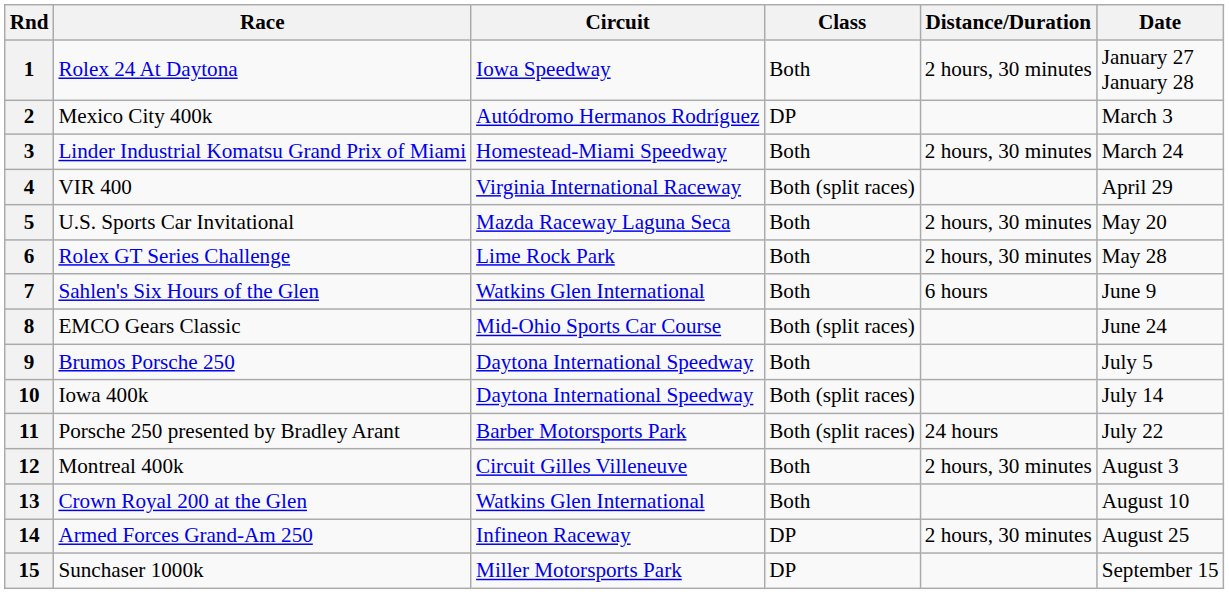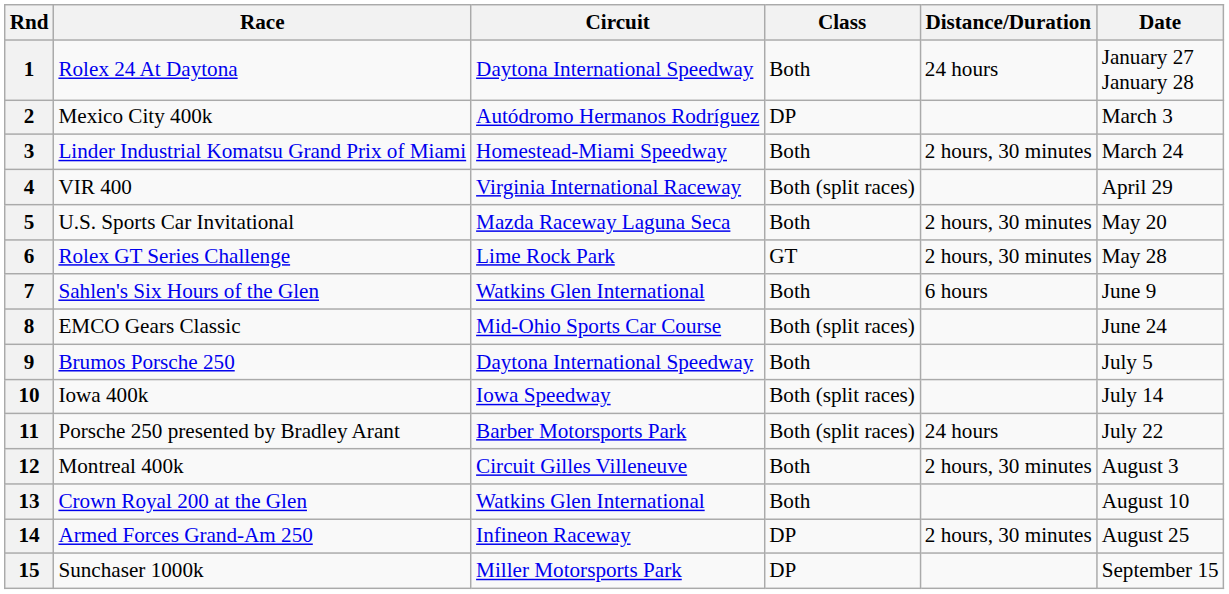(543, 69) Iowa Speedway -> (615, 69) Daytona International Speedway
(1008, 69) 2 hours, 30 minutes -> (962, 69) 24 hours
(790, 256) Both -> (783, 256) GT
(615, 396) Daytona International Speedway -> (543, 396) Iowa Speedway
